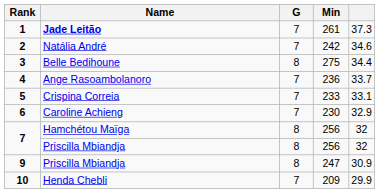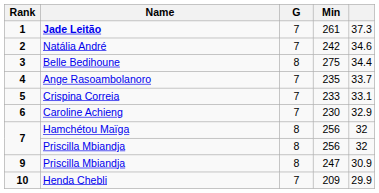(331, 79) 236 -> (331, 79) 235
